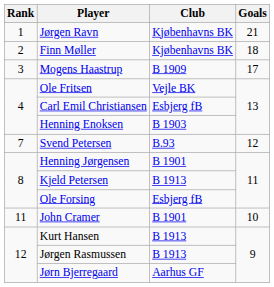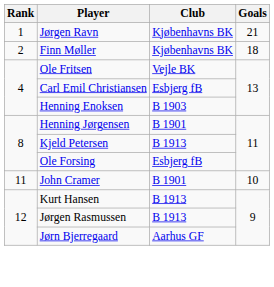- row: (81, 69)
- row: (76, 143)
